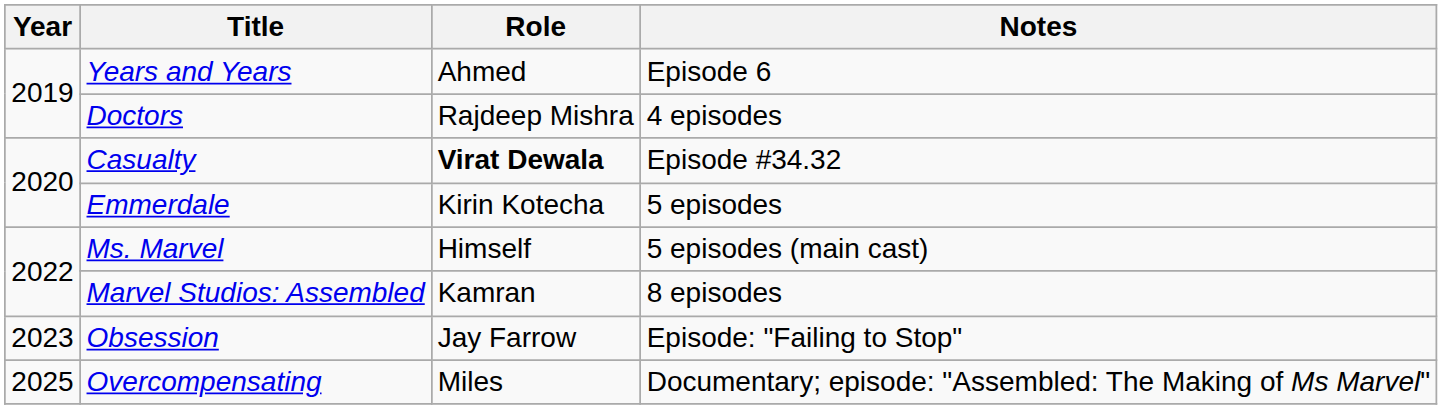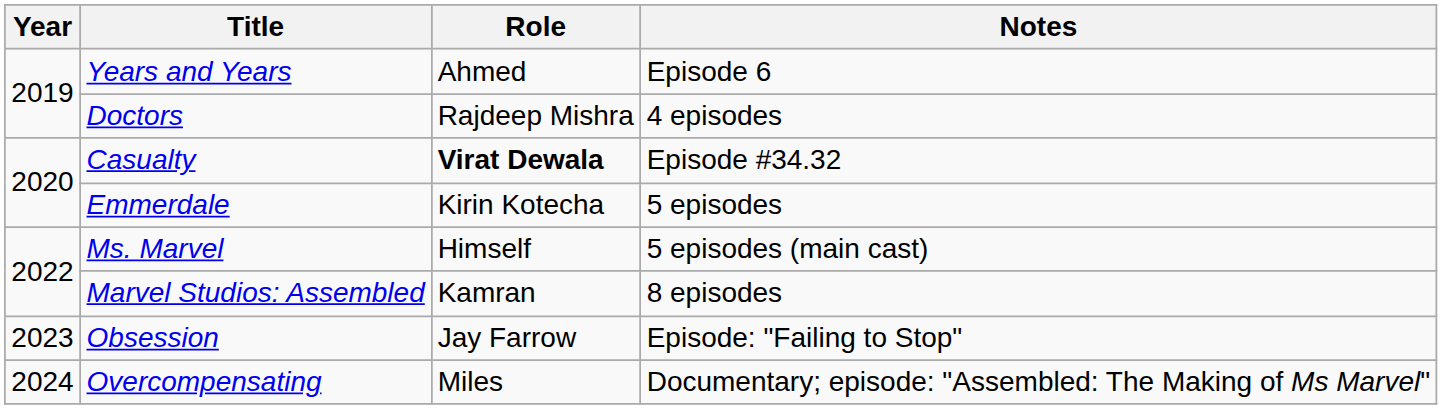(42, 381) 2025 -> (42, 381) 2024
